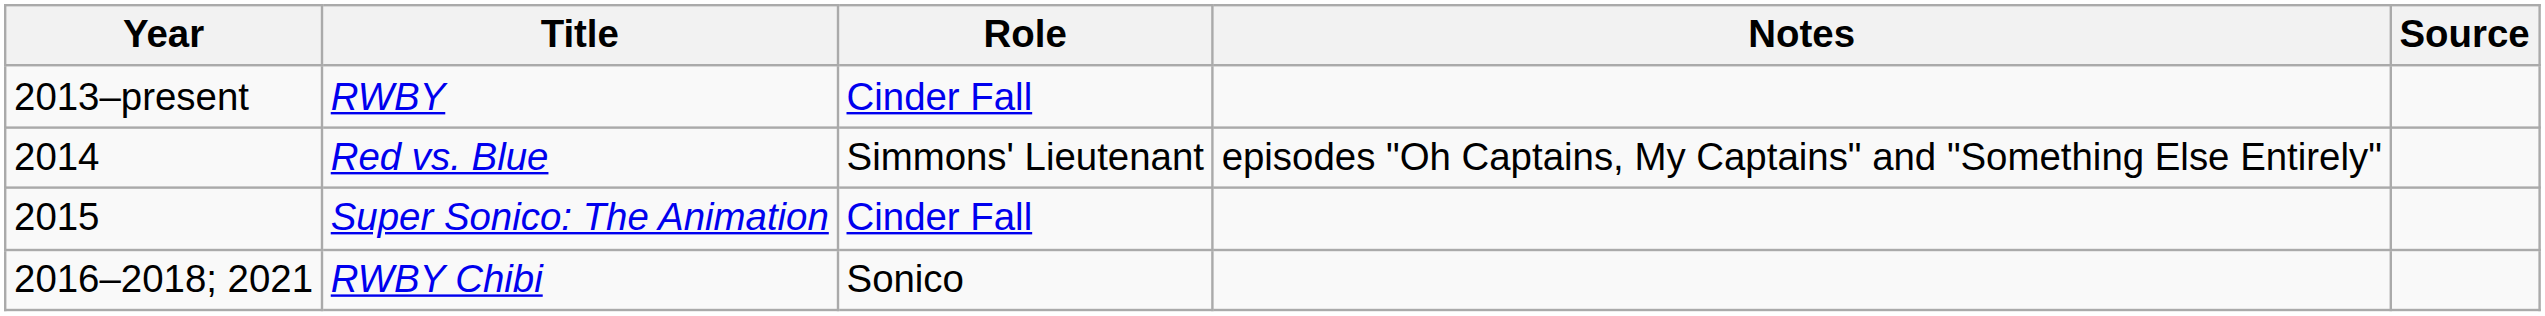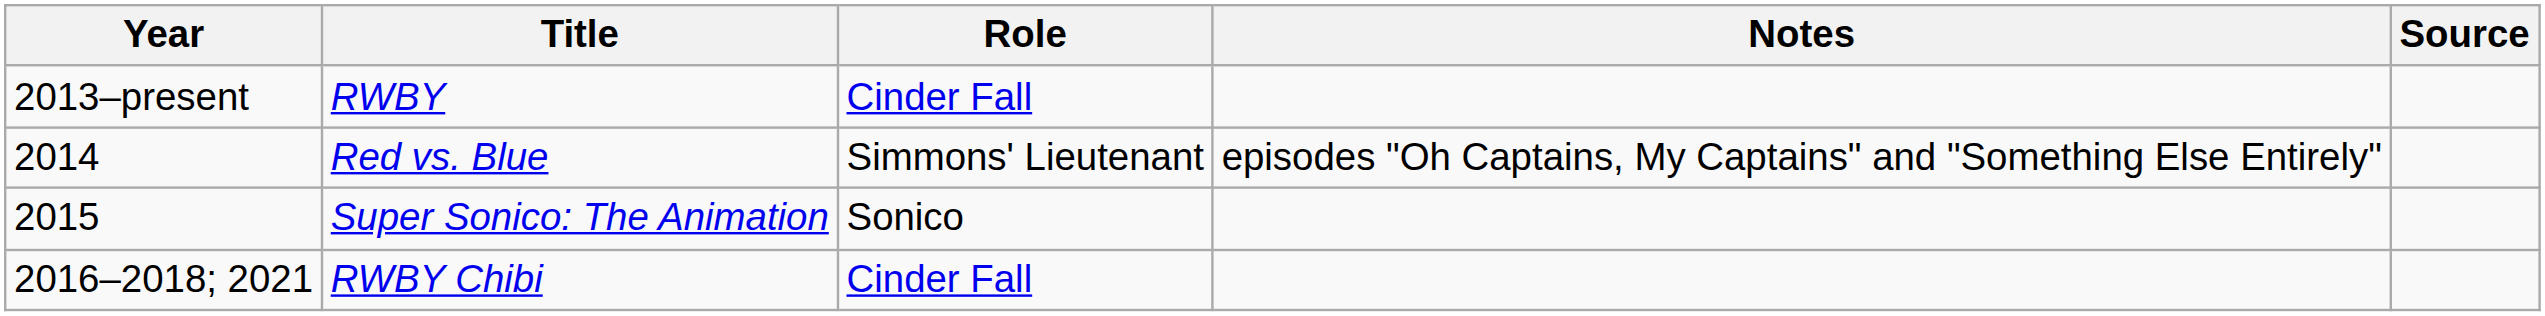(939, 217) Cinder Fall -> (905, 217) Sonico
(905, 278) Sonico -> (939, 278) Cinder Fall
